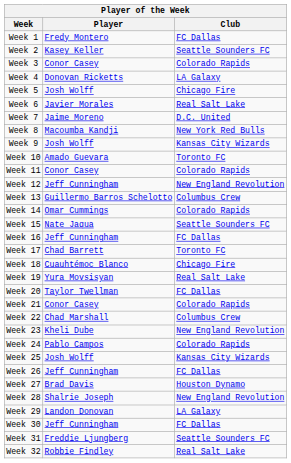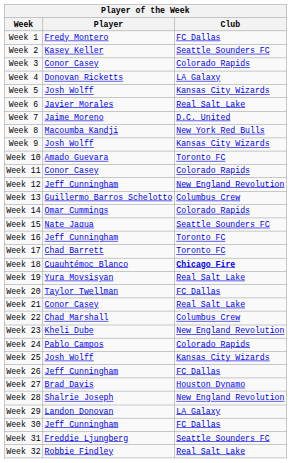(206, 91) Chicago Fire -> (223, 91) Kansas City Wizards
(198, 238) FC Dallas -> (201, 238) Toronto FC
(206, 265) normal -> (206, 265) bold
(213, 305) Colorado Rapids -> (211, 305) Real Salt Lake
